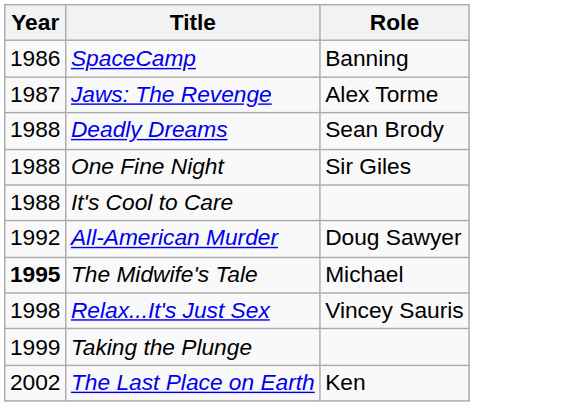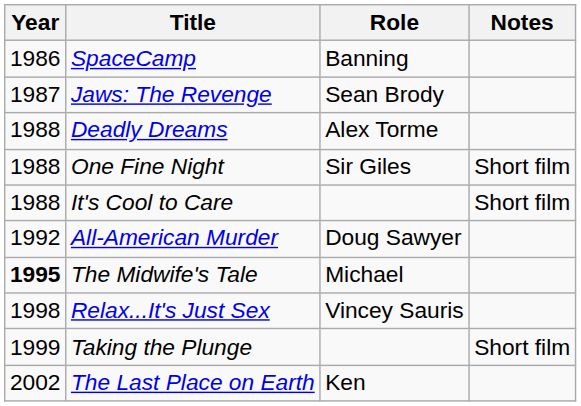+ column: (522, 22)
(382, 94) Alex Torme -> (385, 94) Sean Brody
(385, 130) Sean Brody -> (382, 130) Alex Torme
